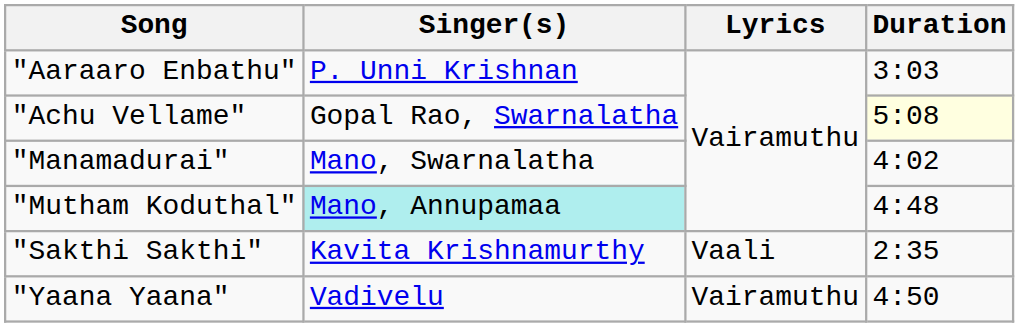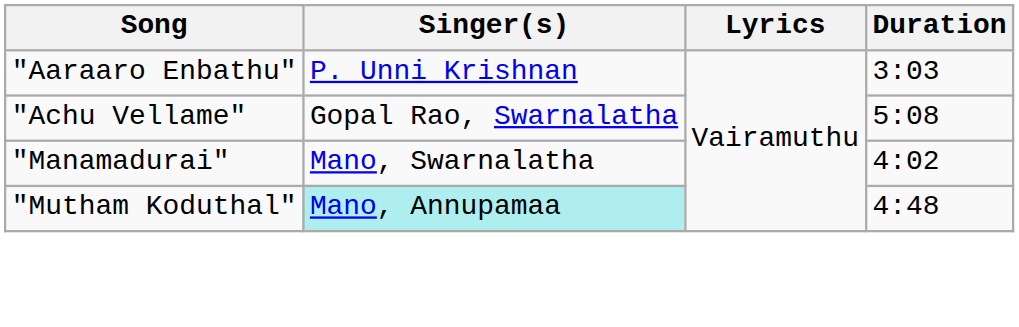(906, 118) lightyellow background -> (906, 118) no background
- row: (137, 253)
- row: (121, 298)
